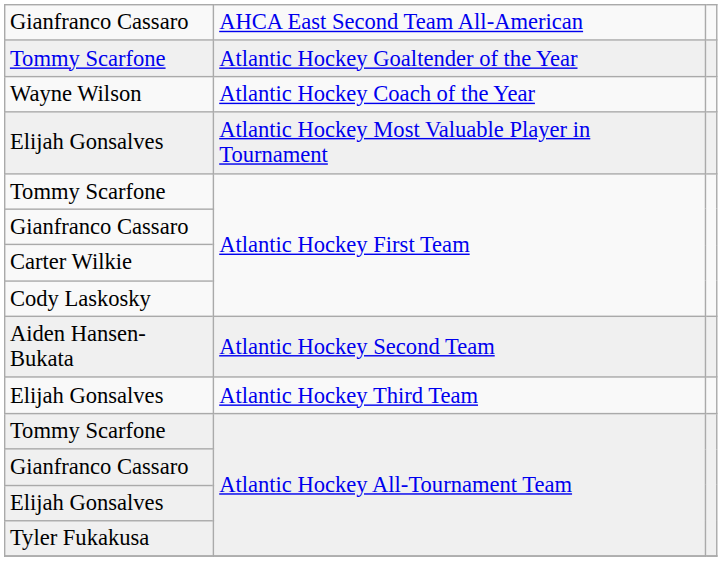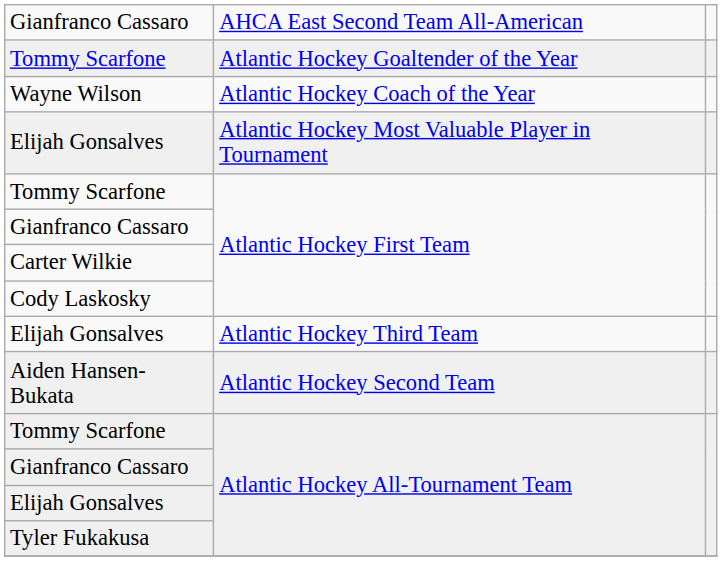rows swapped: (78, 346) <-> (87, 395)
